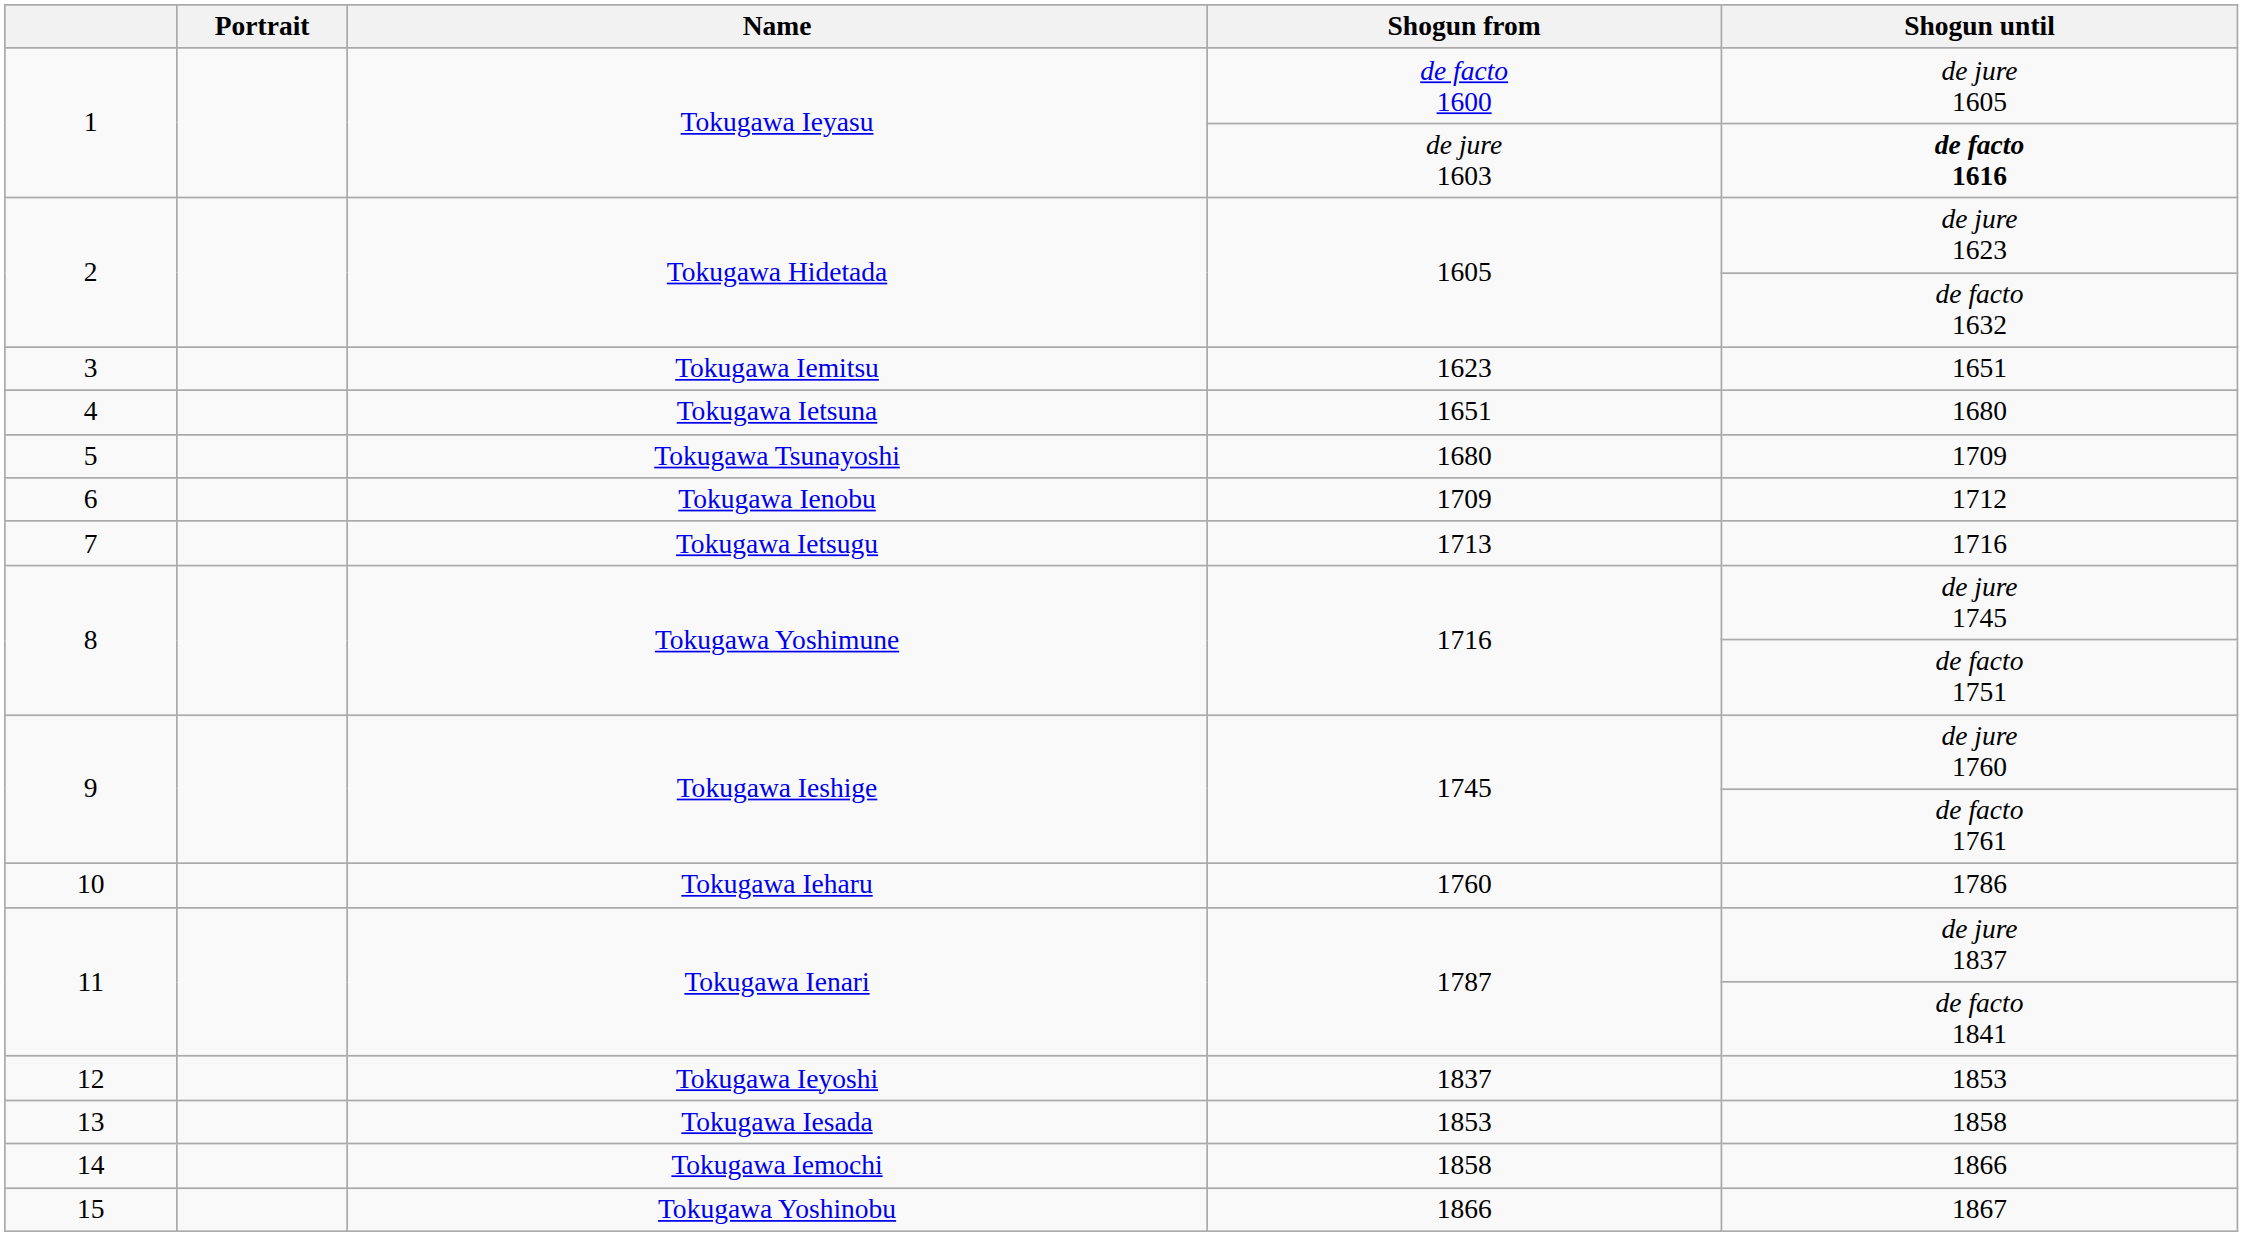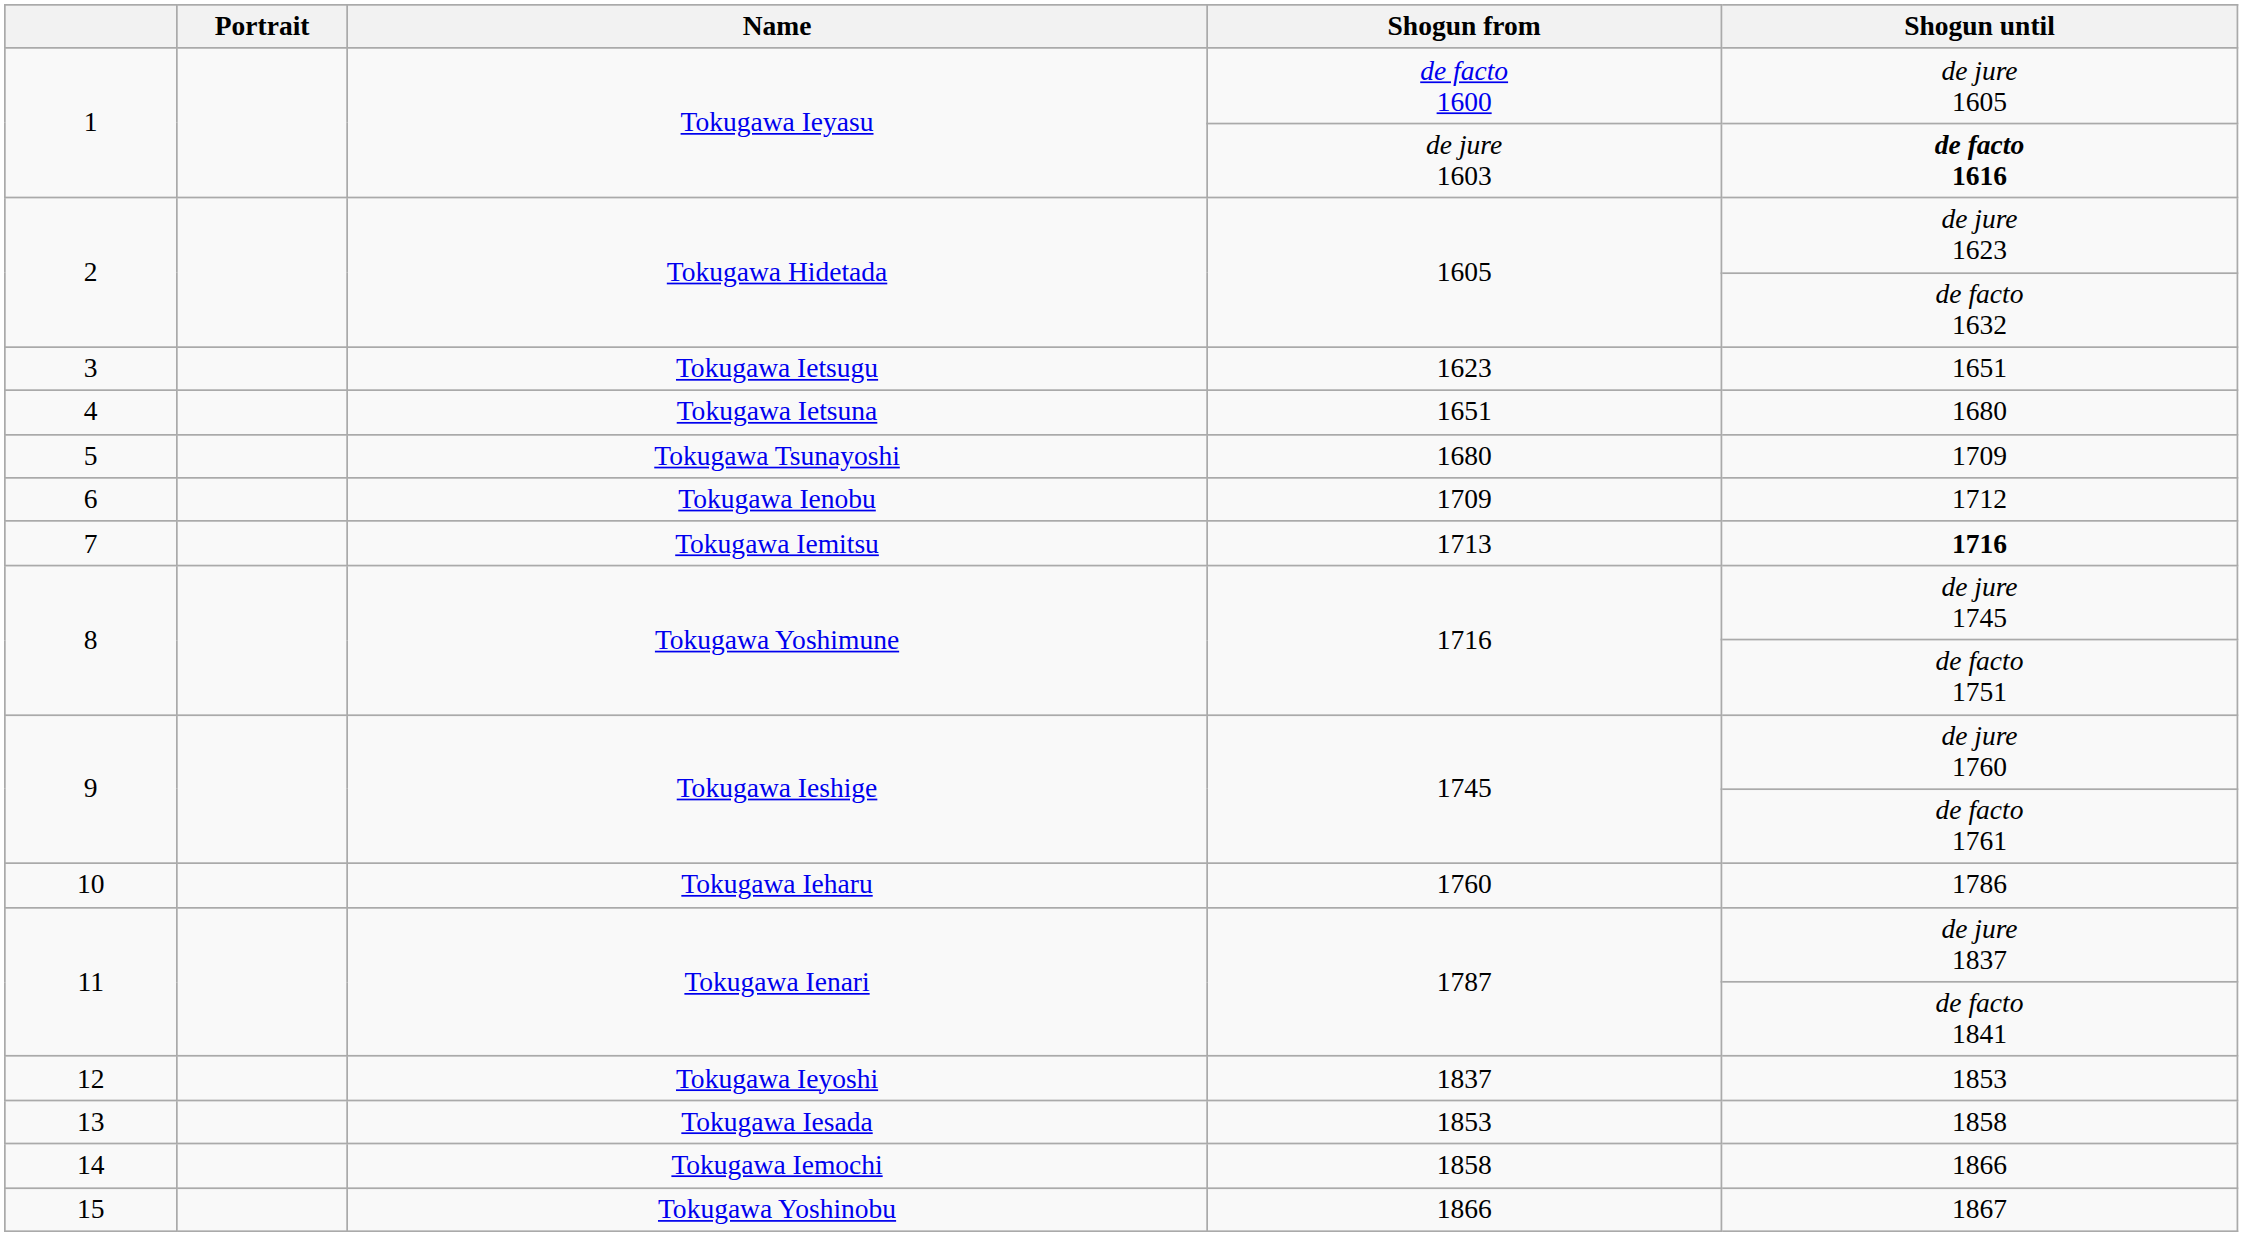(777, 368) Tokugawa Iemitsu -> (777, 368) Tokugawa Ietsugu
(777, 542) Tokugawa Ietsugu -> (777, 542) Tokugawa Iemitsu
(1980, 542) normal -> (1980, 542) bold
